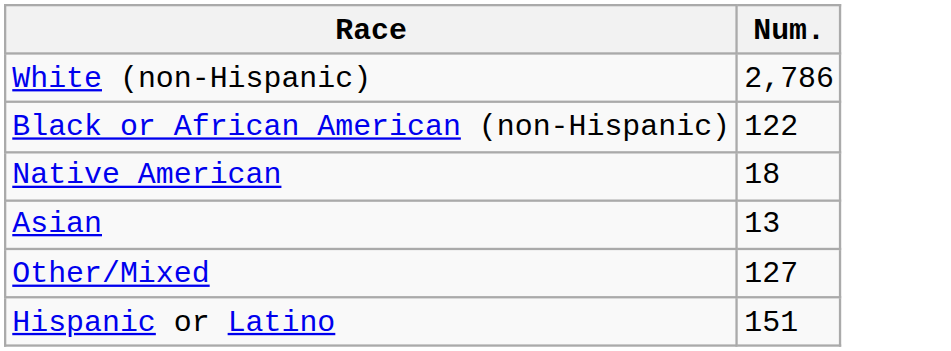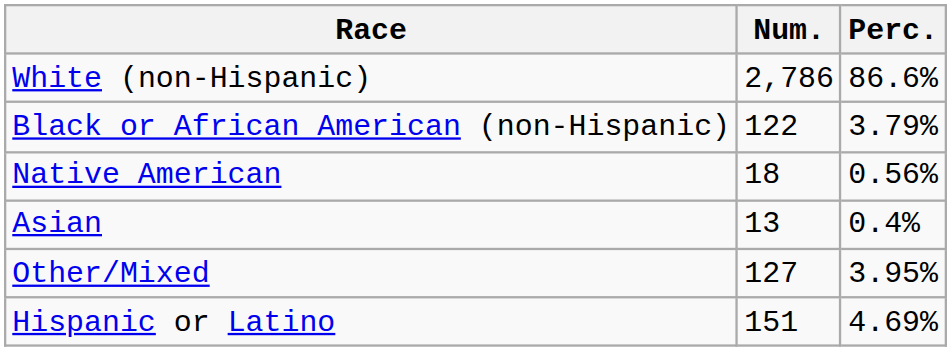+ column: (893, 30)
